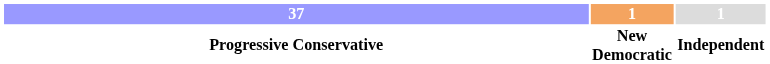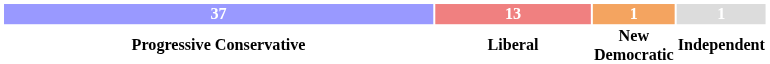+ column: (513, 14)
